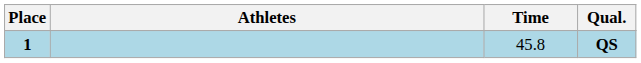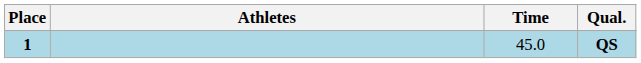(531, 44) 45.8 -> (531, 44) 45.0
